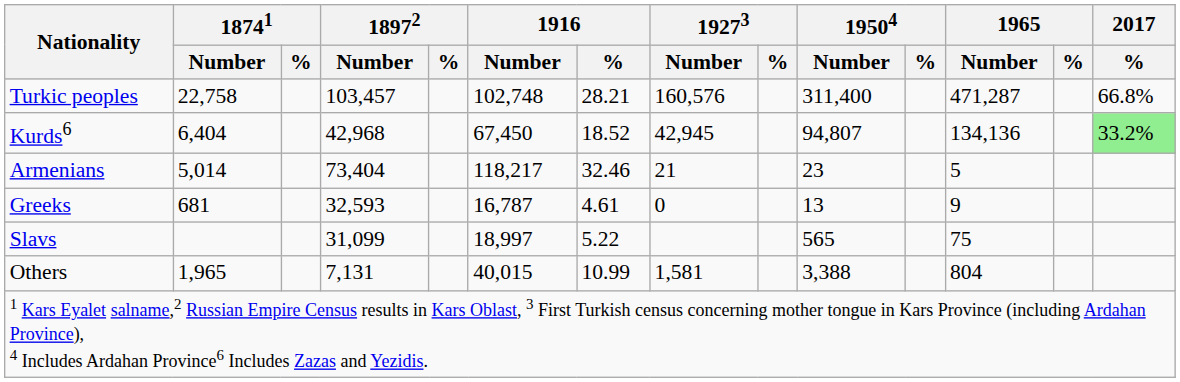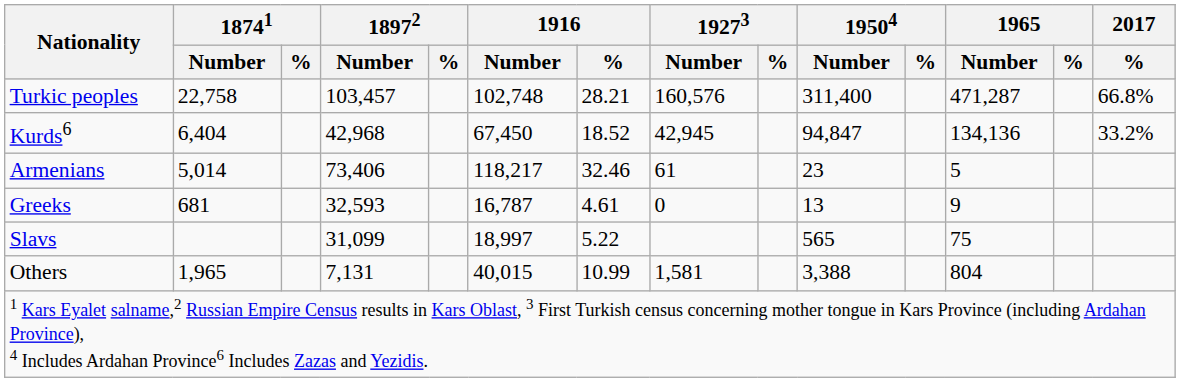(832, 133) 94,807 -> (832, 133) 94,847
(1126, 133) lightgreen background -> (1126, 133) no background
(355, 170) 73,404 -> (355, 170) 73,406
(665, 170) 21 -> (665, 170) 61
